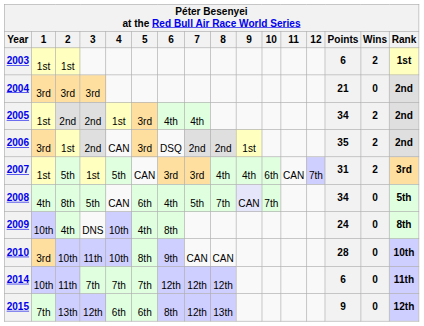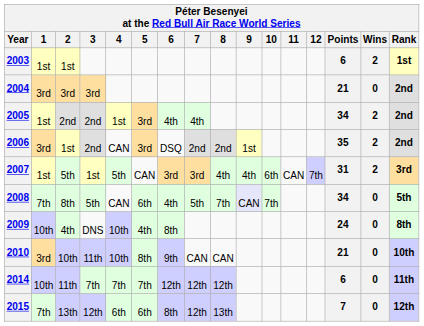(44, 203) 4th -> (44, 203) 7th
(343, 252) 28 -> (343, 252) 21
(343, 307) 9 -> (343, 307) 7
